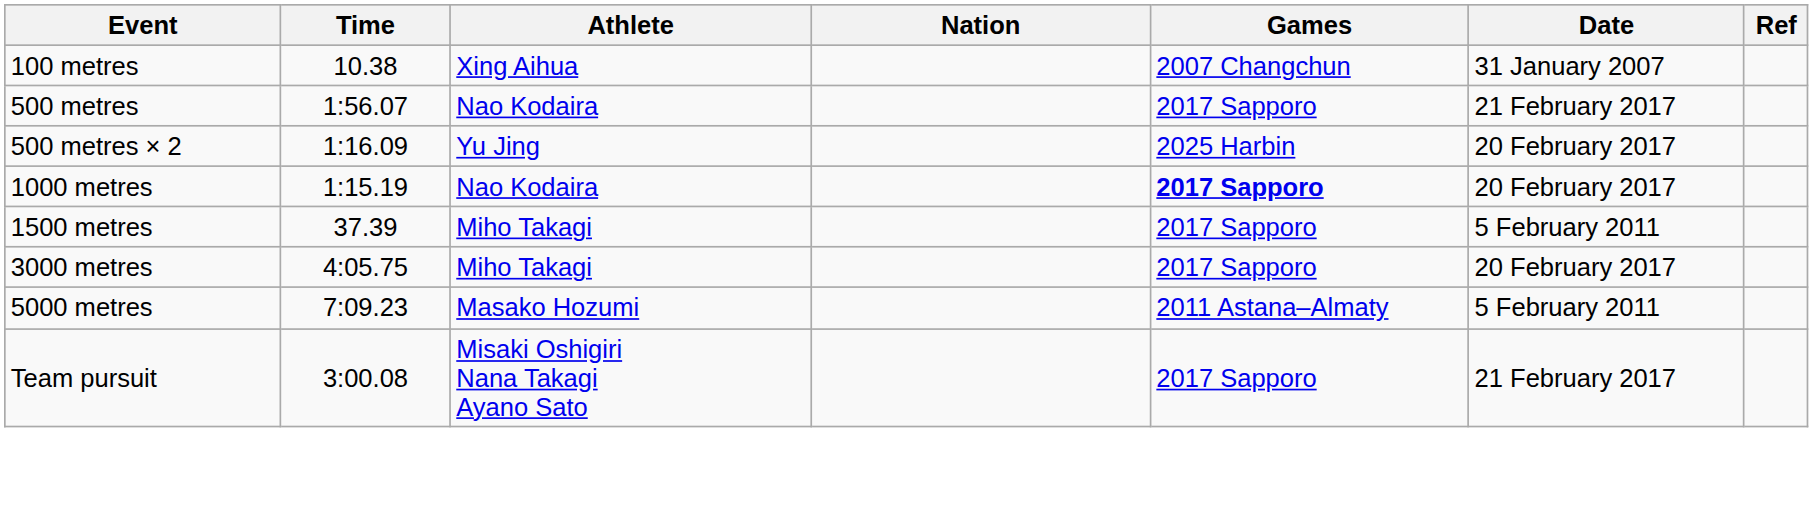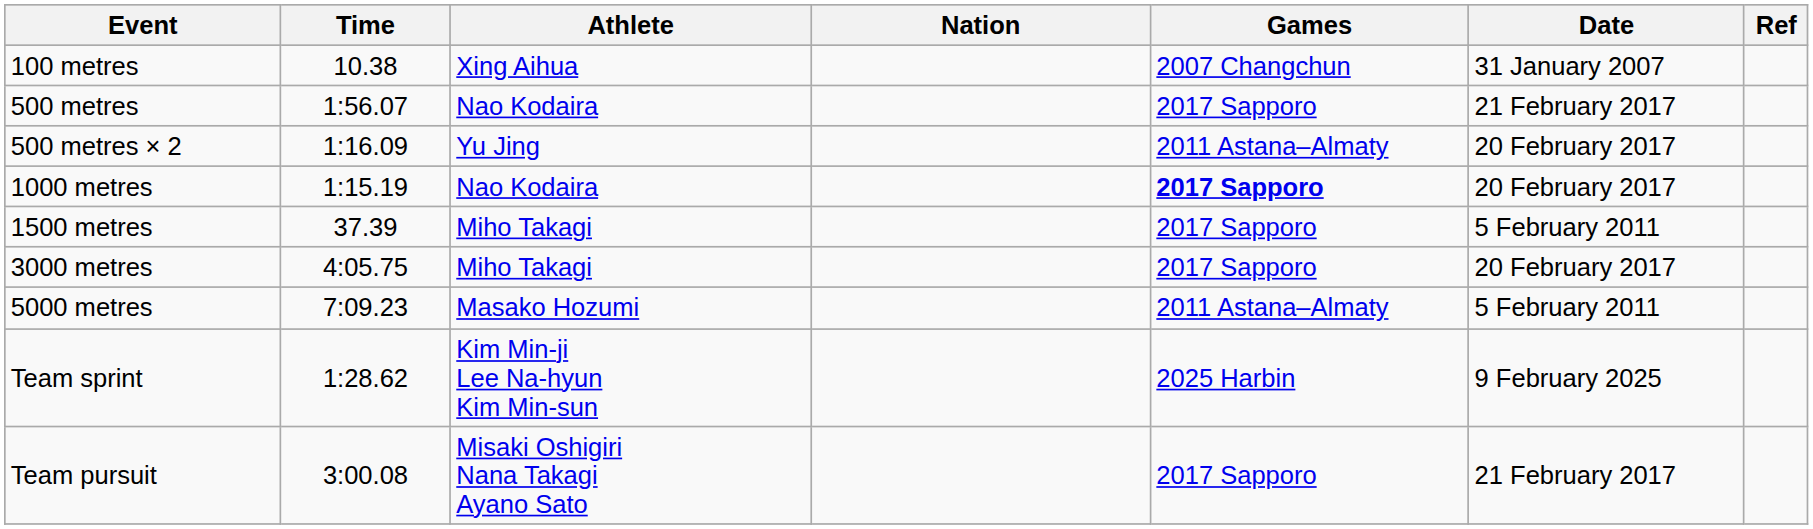(1226, 147) 2025 Harbin -> (1272, 147) 2011 Astana–Almaty
+ row: (77, 377)
